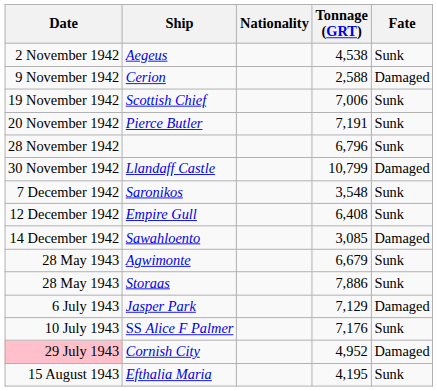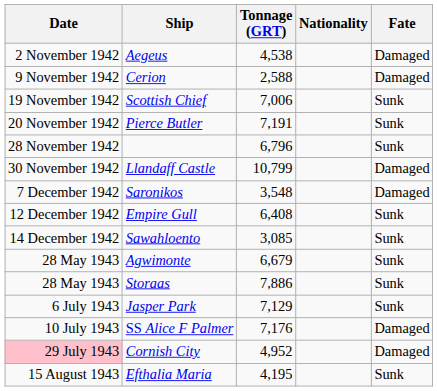columns swapped: (274, 24) <-> (342, 24)
(389, 54) Sunk -> (402, 54) Damaged
(389, 191) Sunk -> (402, 191) Damaged
(402, 237) Damaged -> (389, 237) Sunk
(402, 306) Damaged -> (389, 306) Sunk
(389, 329) Sunk -> (402, 329) Damaged
